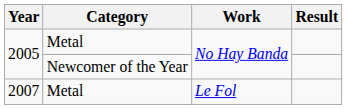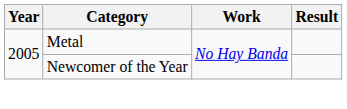- row: (24, 91)
